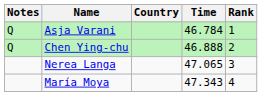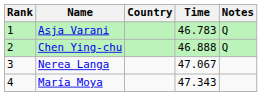columns swapped: (241, 13) <-> (23, 13)
(204, 31) 46.784 -> (197, 31) 46.783
(204, 65) 47.065 -> (197, 65) 47.067
